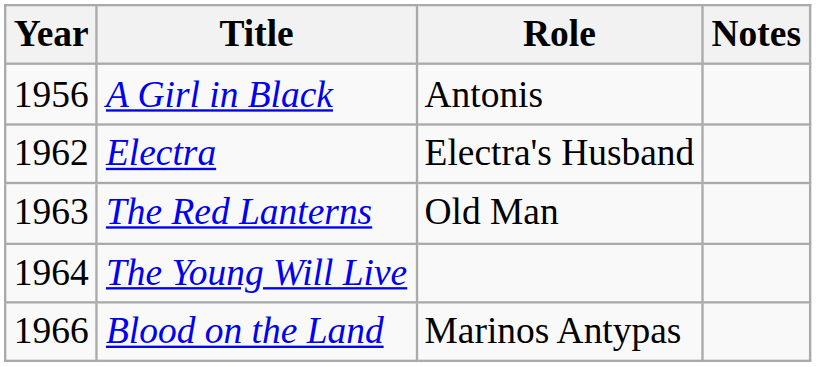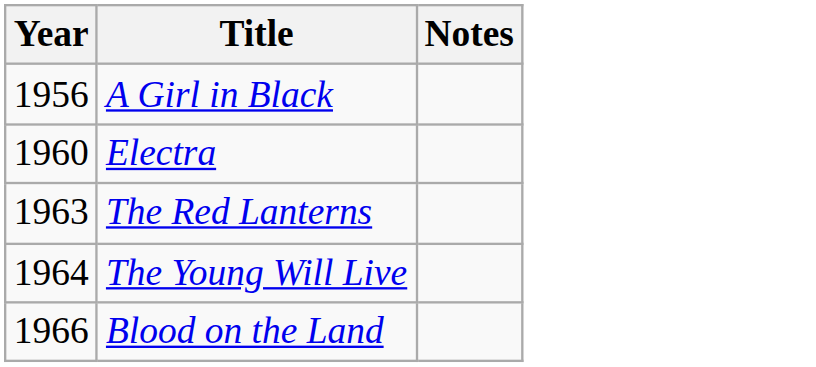- column: (559, 34)
(51, 152) 1962 -> (51, 152) 1960
